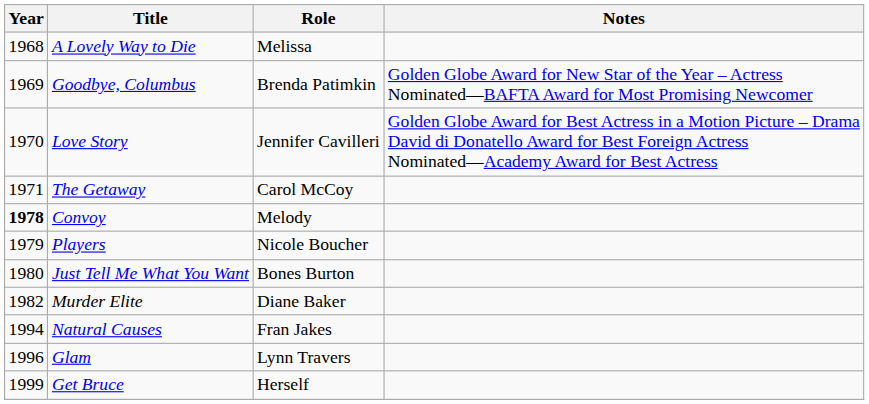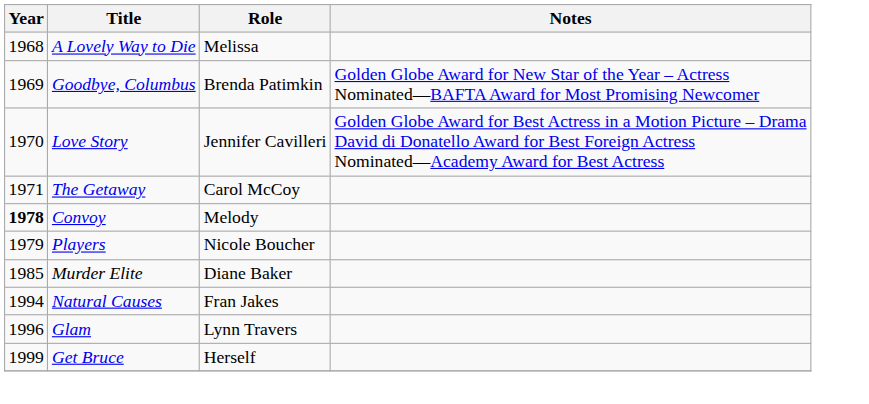- row: (150, 273)
(26, 301) 1982 -> (26, 273) 1985
